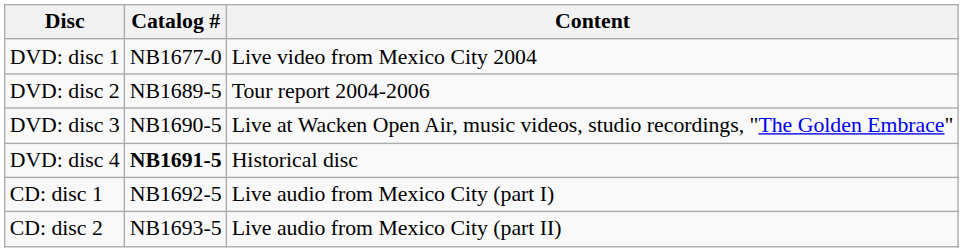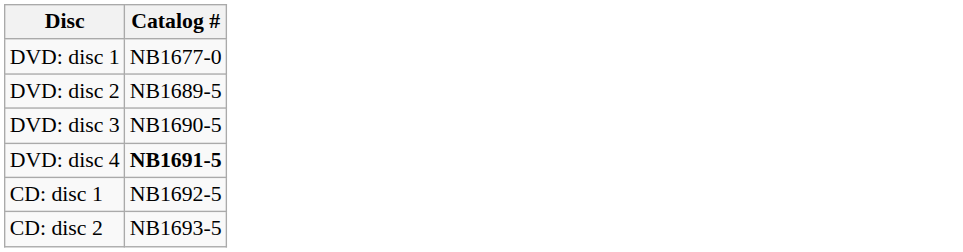- column: (593, 21)
